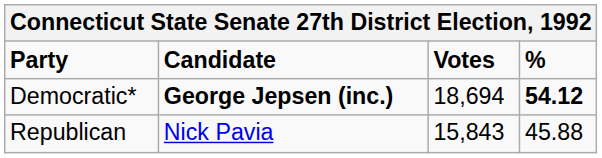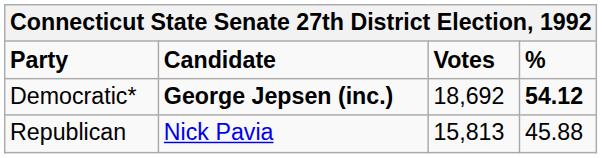(469, 96) 18,694 -> (469, 96) 18,692
(469, 133) 15,843 -> (469, 133) 15,813
